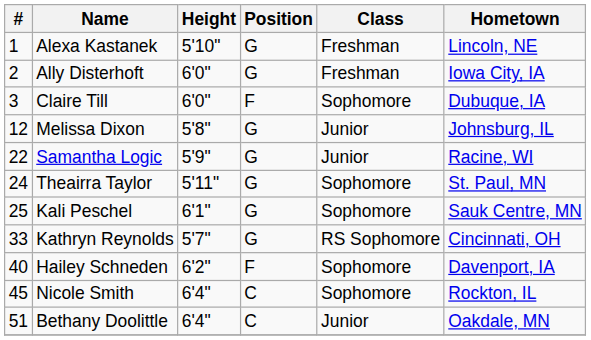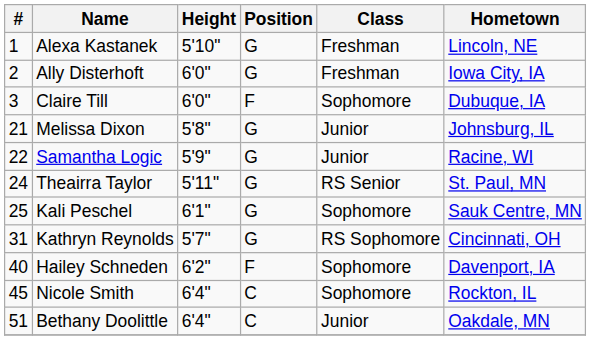(18, 129) 12 -> (18, 129) 21
(366, 184) Sophomore -> (361, 184) RS Senior
(18, 239) 33 -> (18, 239) 31
